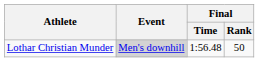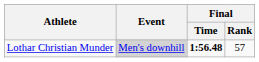(206, 48) normal -> (206, 48) bold
(239, 48) 50 -> (240, 48) 57
